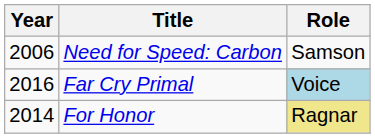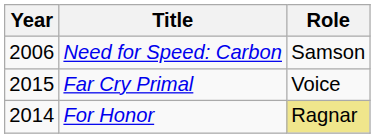(32, 84) 2016 -> (32, 84) 2015
(316, 84) lightblue background -> (316, 84) no background
